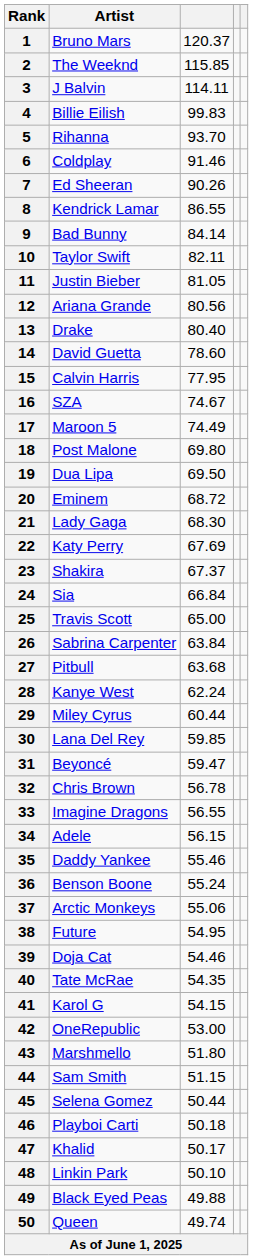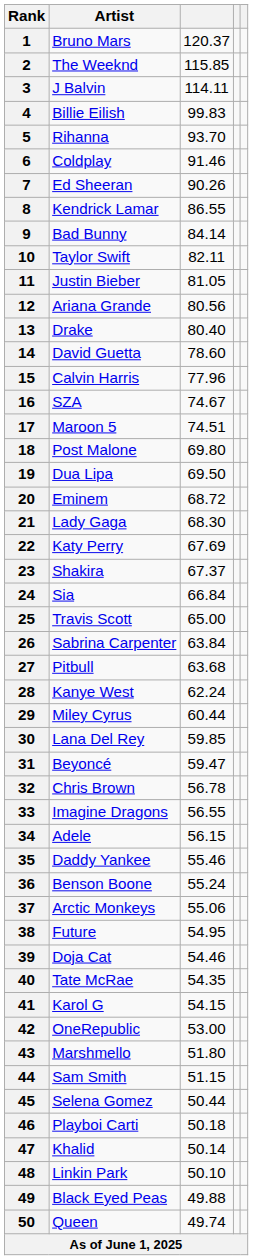(207, 378) 77.95 -> (207, 378) 77.96
(207, 426) 74.49 -> (207, 426) 74.51
(207, 1149) 50.17 -> (207, 1149) 50.14
